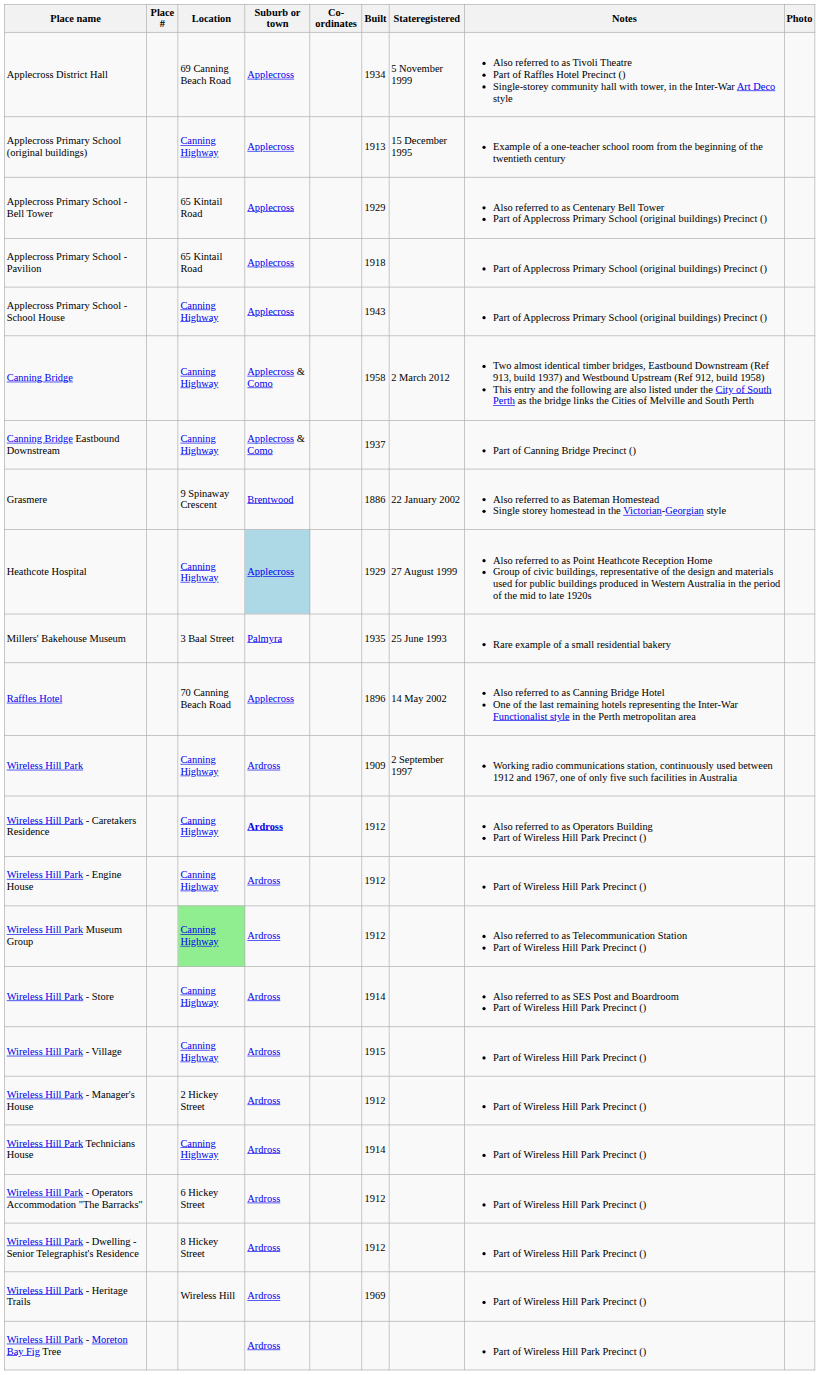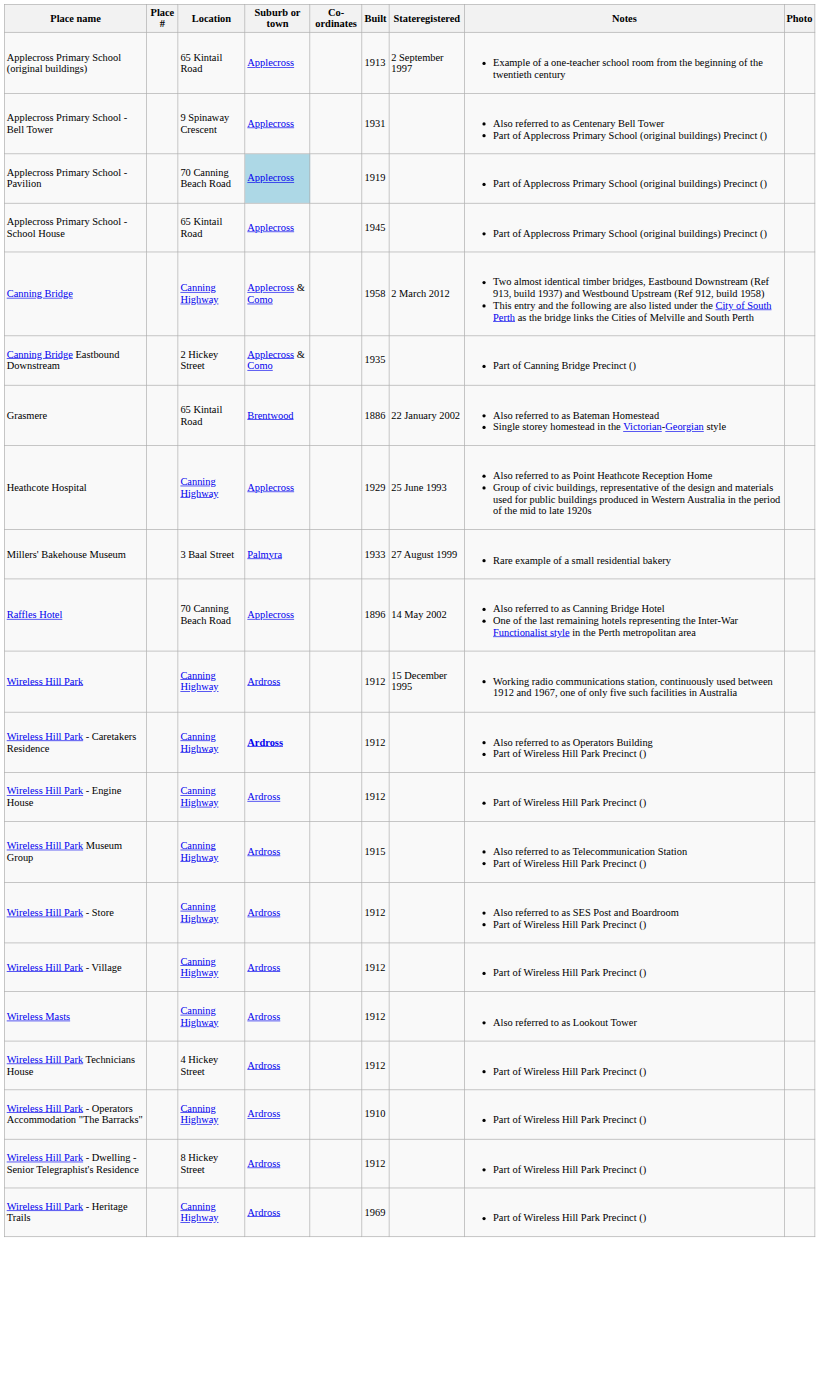- row: (57, 74)
(199, 147) Canning Highway -> (201, 63) 65 Kintail Road
(419, 147) 15 December 1995 -> (417, 63) 2 September 1997
(201, 207) 65 Kintail Road -> (205, 123) 9 Spinaway Crescent
(375, 207) 1929 -> (375, 123) 1931
(201, 262) 65 Kintail Road -> (206, 178) 70 Canning Beach Road
(271, 262) no background -> (271, 178) lightblue background
(375, 262) 1918 -> (375, 178) 1919
(199, 311) Canning Highway -> (201, 227) 65 Kintail Road
(375, 311) 1943 -> (375, 227) 1945
(199, 444) Canning Highway -> (199, 360) 2 Hickey Street
(375, 444) 1937 -> (375, 360) 1935
(205, 499) 9 Spinaway Crescent -> (201, 415) 65 Kintail Road
(271, 571) lightblue background -> (271, 487) no background
(424, 571) 27 August 1999 -> (419, 487) 25 June 1993
(375, 638) 1935 -> (375, 554) 1933
(419, 638) 25 June 1993 -> (424, 554) 27 August 1999
(375, 765) 1909 -> (375, 681) 1912
(417, 765) 2 September 1997 -> (419, 681) 15 December 1995
(199, 936) lightgreen background -> (199, 852) no background
(375, 936) 1912 -> (375, 852) 1915
(375, 996) 1914 -> (375, 912) 1912
(375, 1051) 1915 -> (375, 967) 1912
+ row: (38, 1016)
- row: (71, 1100)
(199, 1149) Canning Highway -> (199, 1065) 4 Hickey Street
(375, 1149) 1914 -> (375, 1065) 1912
(199, 1198) 6 Hickey Street -> (199, 1114) Canning Highway
(375, 1198) 1912 -> (375, 1114) 1910
(208, 1296) Wireless Hill -> (199, 1212) Canning Highway
- row: (67, 1345)
